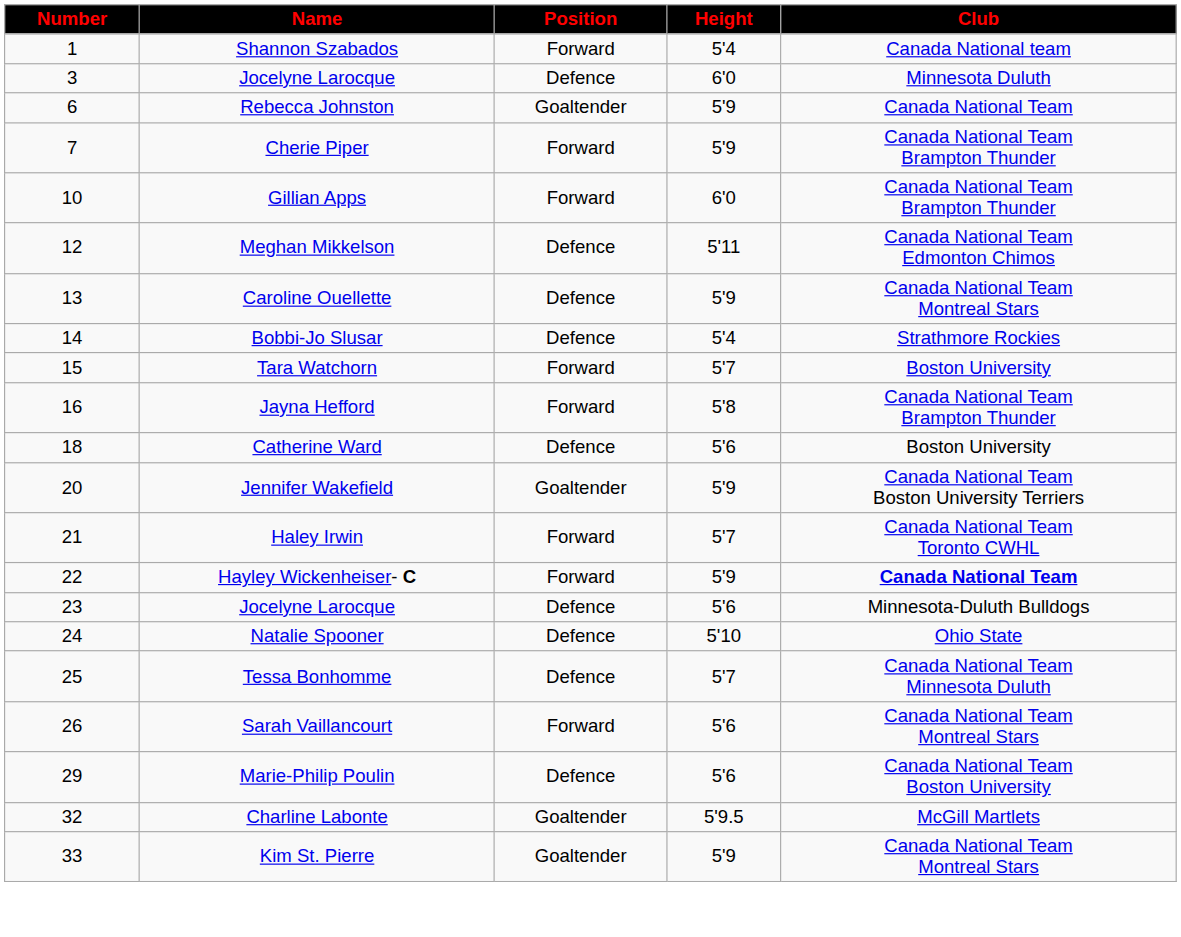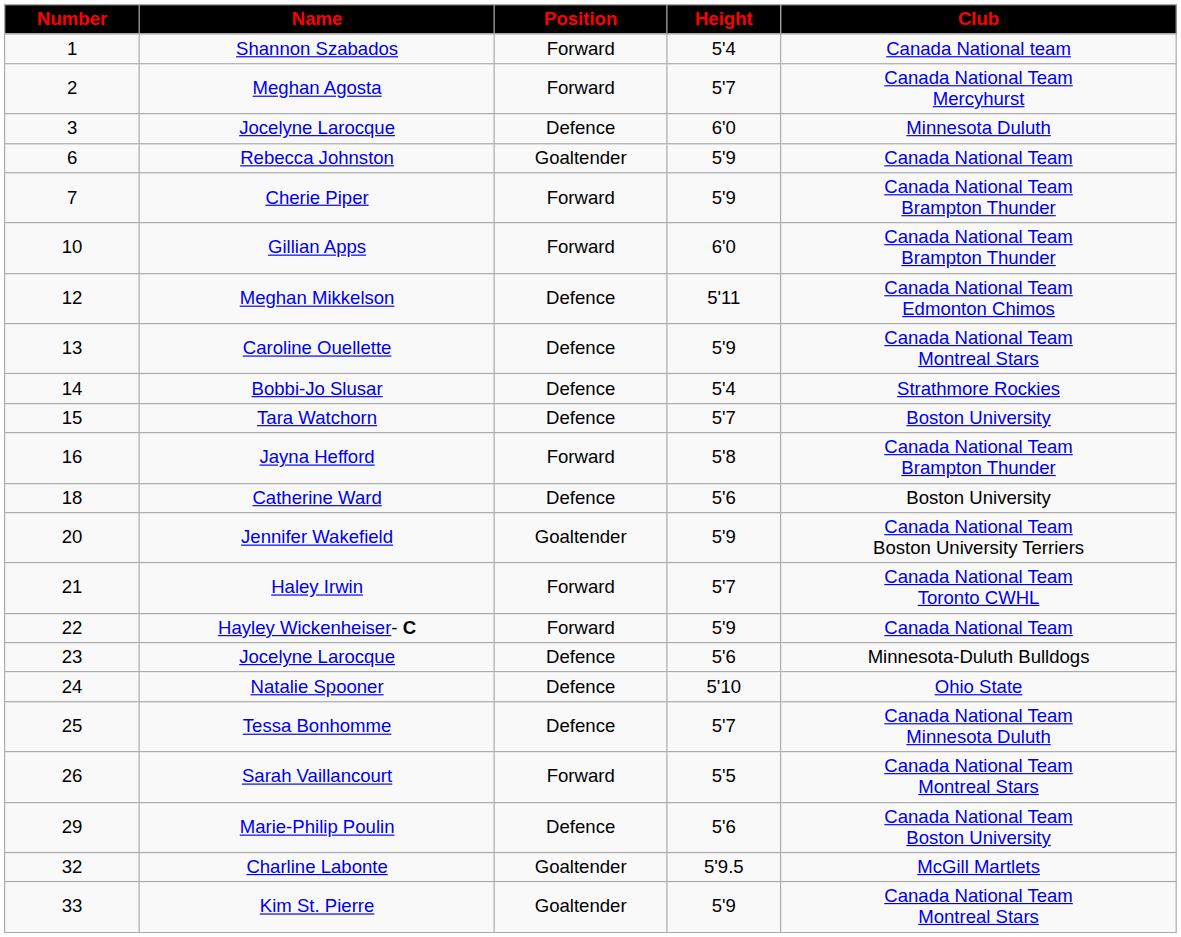+ row: (72, 88)
(581, 367) Forward -> (581, 417) Defence
(979, 577) bold -> (979, 627) normal
(724, 726) 5'6 -> (724, 776) 5'5
